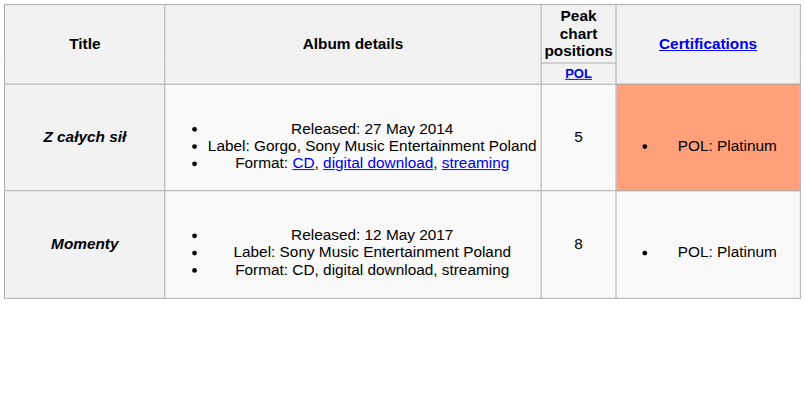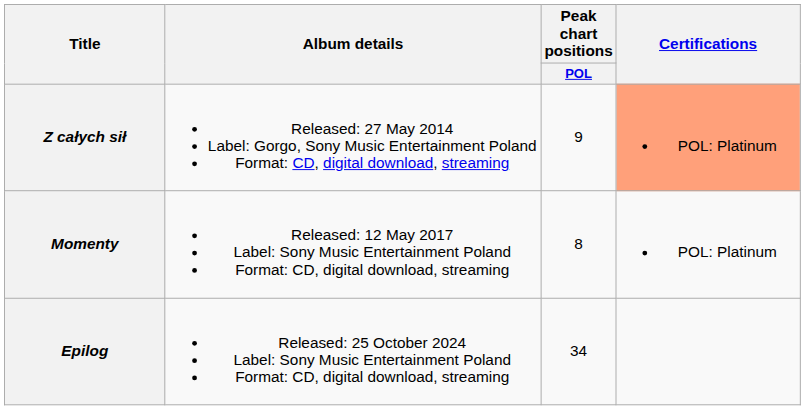(579, 137) 5 -> (579, 137) 9
+ row: (85, 351)
